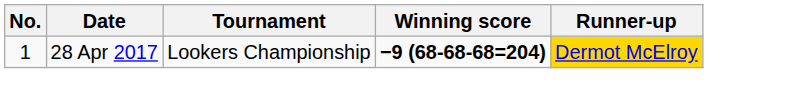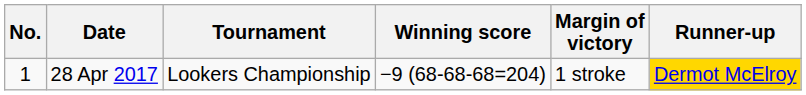+ column: (600, 32)
(463, 52) bold -> (463, 74) normal
